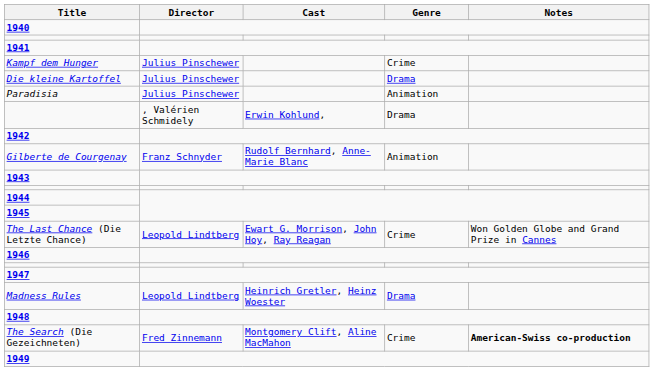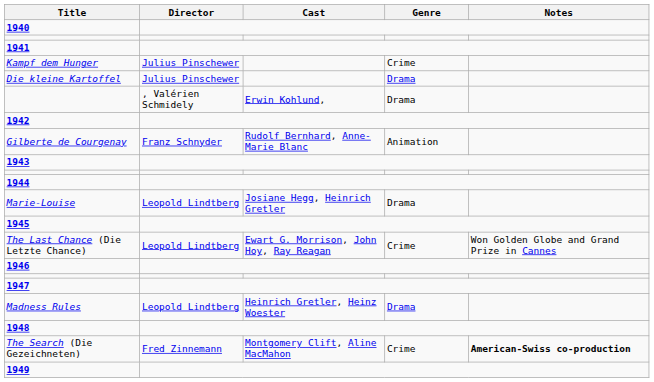- row: (32, 94)
+ row: (41, 203)
